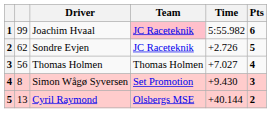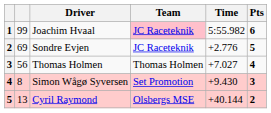(22, 47) 62 -> (22, 47) 69
(223, 47) +2.726 -> (223, 47) +2.776
